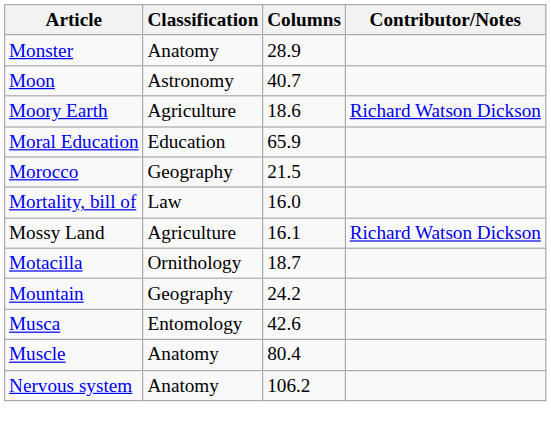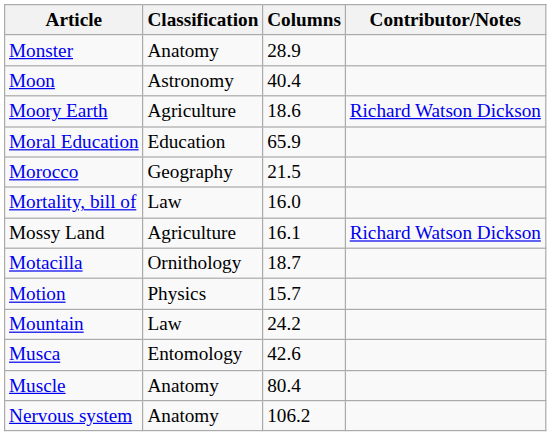(284, 80) 40.7 -> (284, 80) 40.4
+ row: (37, 293)
(190, 293) Geography -> (164, 324) Law
